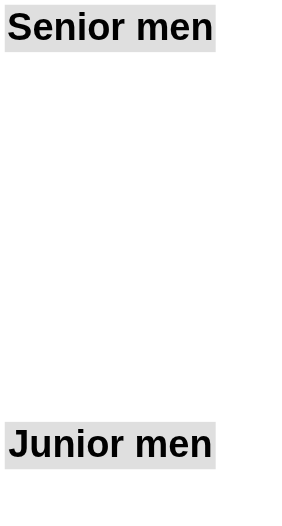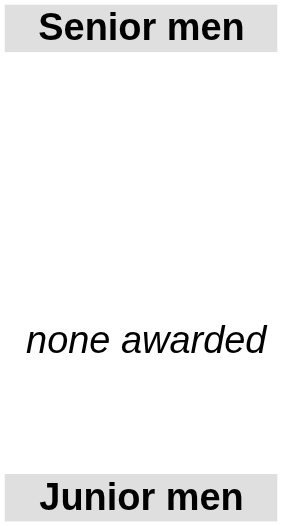+ row: (7, 341)
